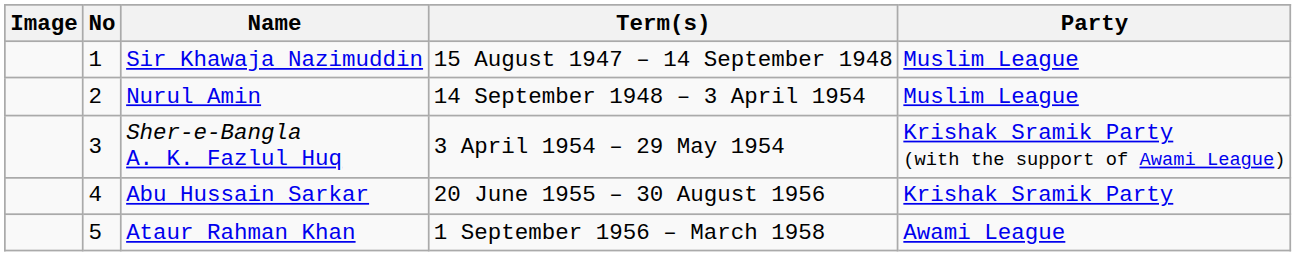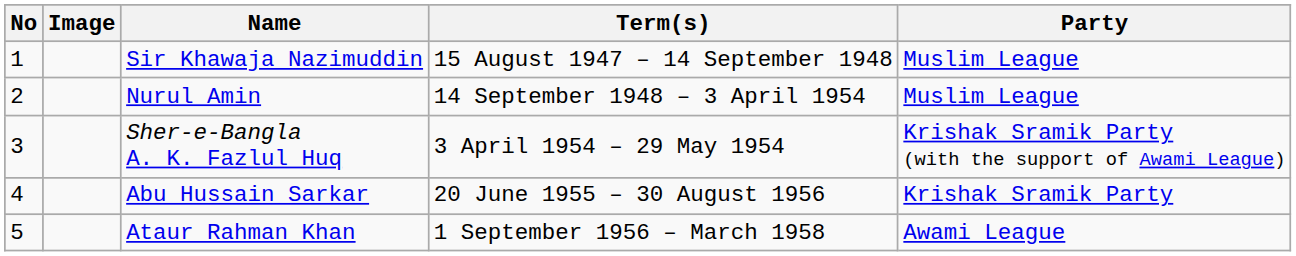columns swapped: (102, 23) <-> (44, 23)
